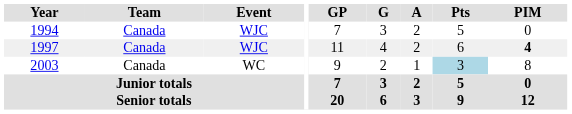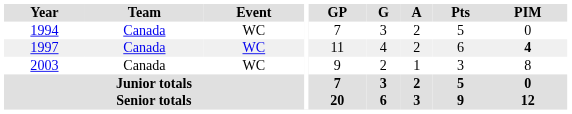(254, 30) WJC -> (254, 30) WC
(254, 48) WJC -> (254, 48) WC
(461, 65) lightblue background -> (461, 65) no background
